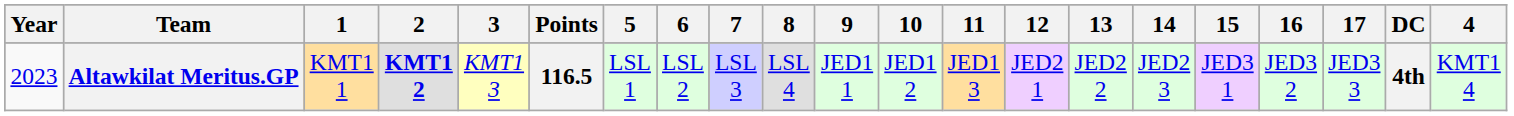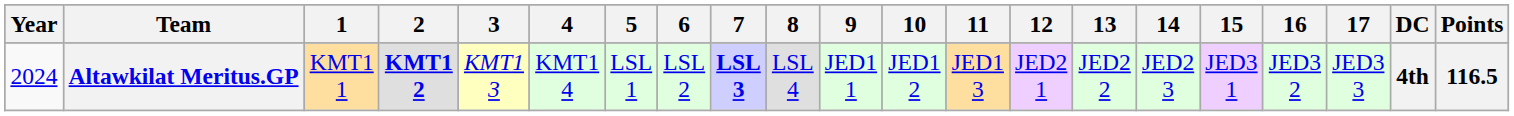columns swapped: (1469, 23) <-> (567, 23)
(34, 76) 2023 -> (34, 76) 2024
(736, 76) normal -> (739, 76) bold
